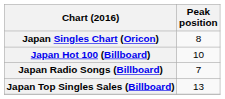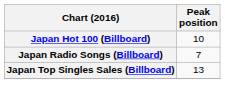- row: (91, 39)
